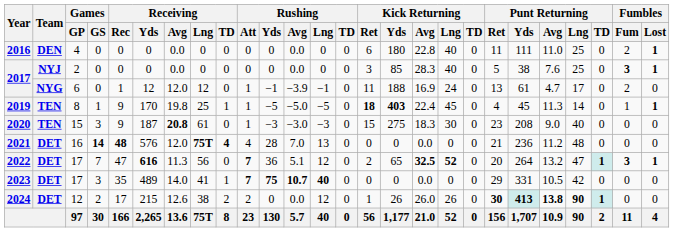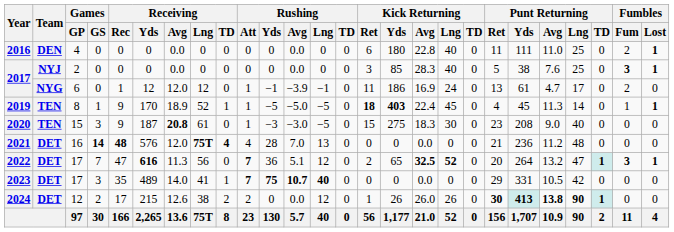(396, 87) 188 -> (396, 87) 186
(177, 106) 19.8 -> (177, 106) 18.9
(203, 106) 25 -> (203, 106) 52
(323, 124) −3 -> (323, 124) −5
